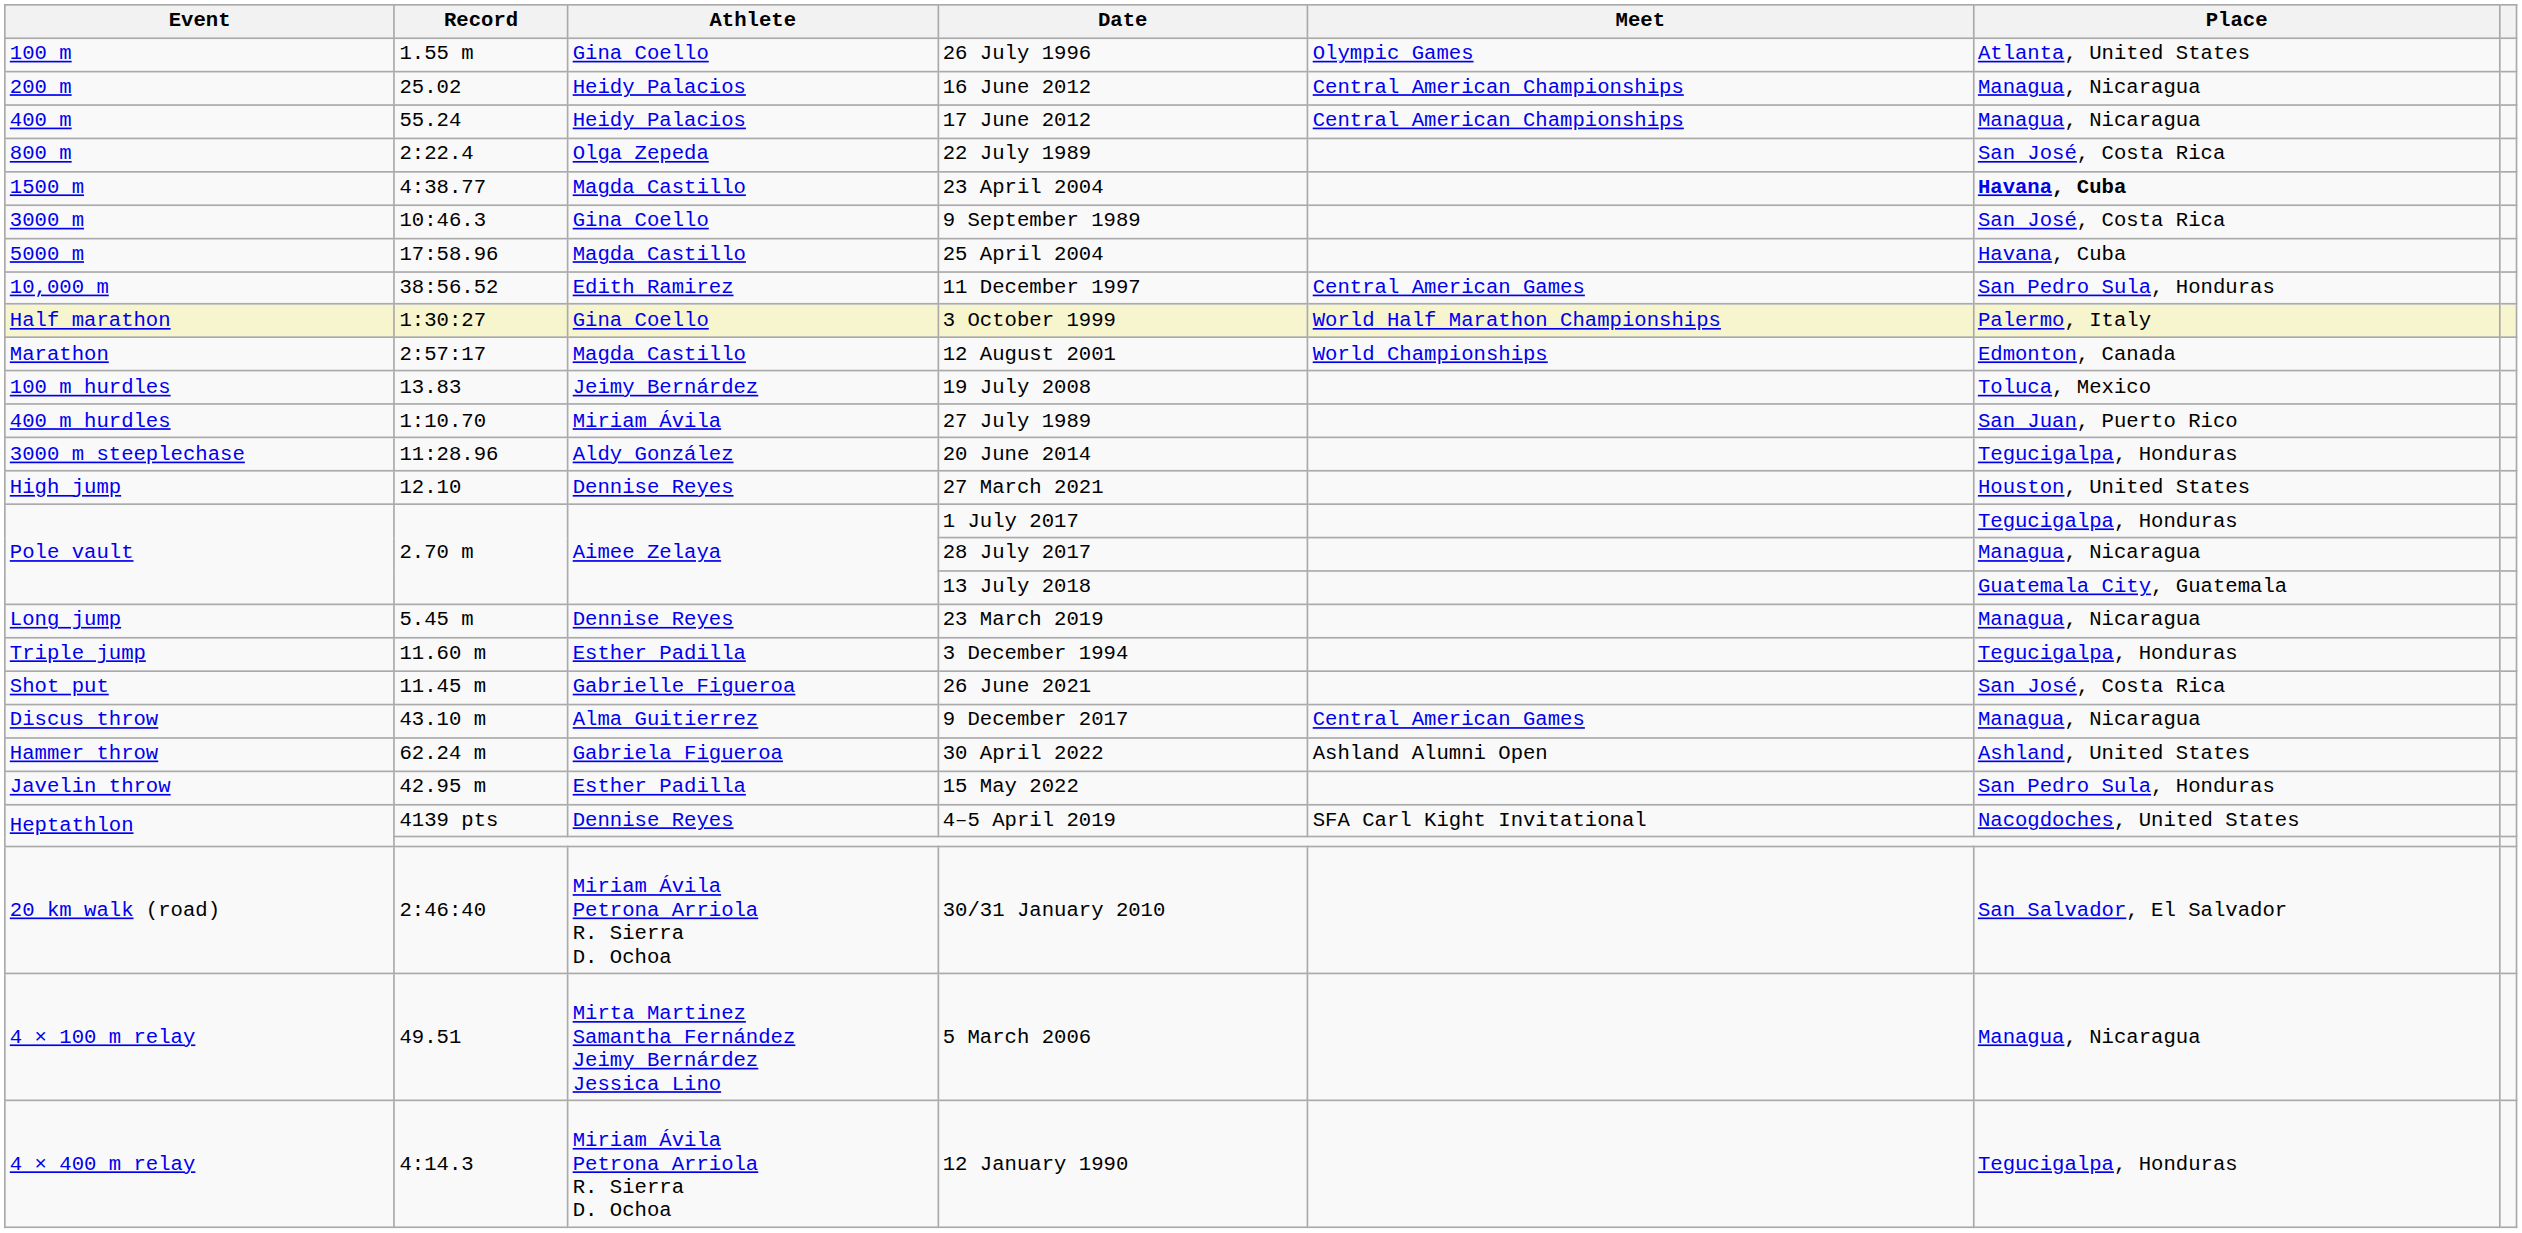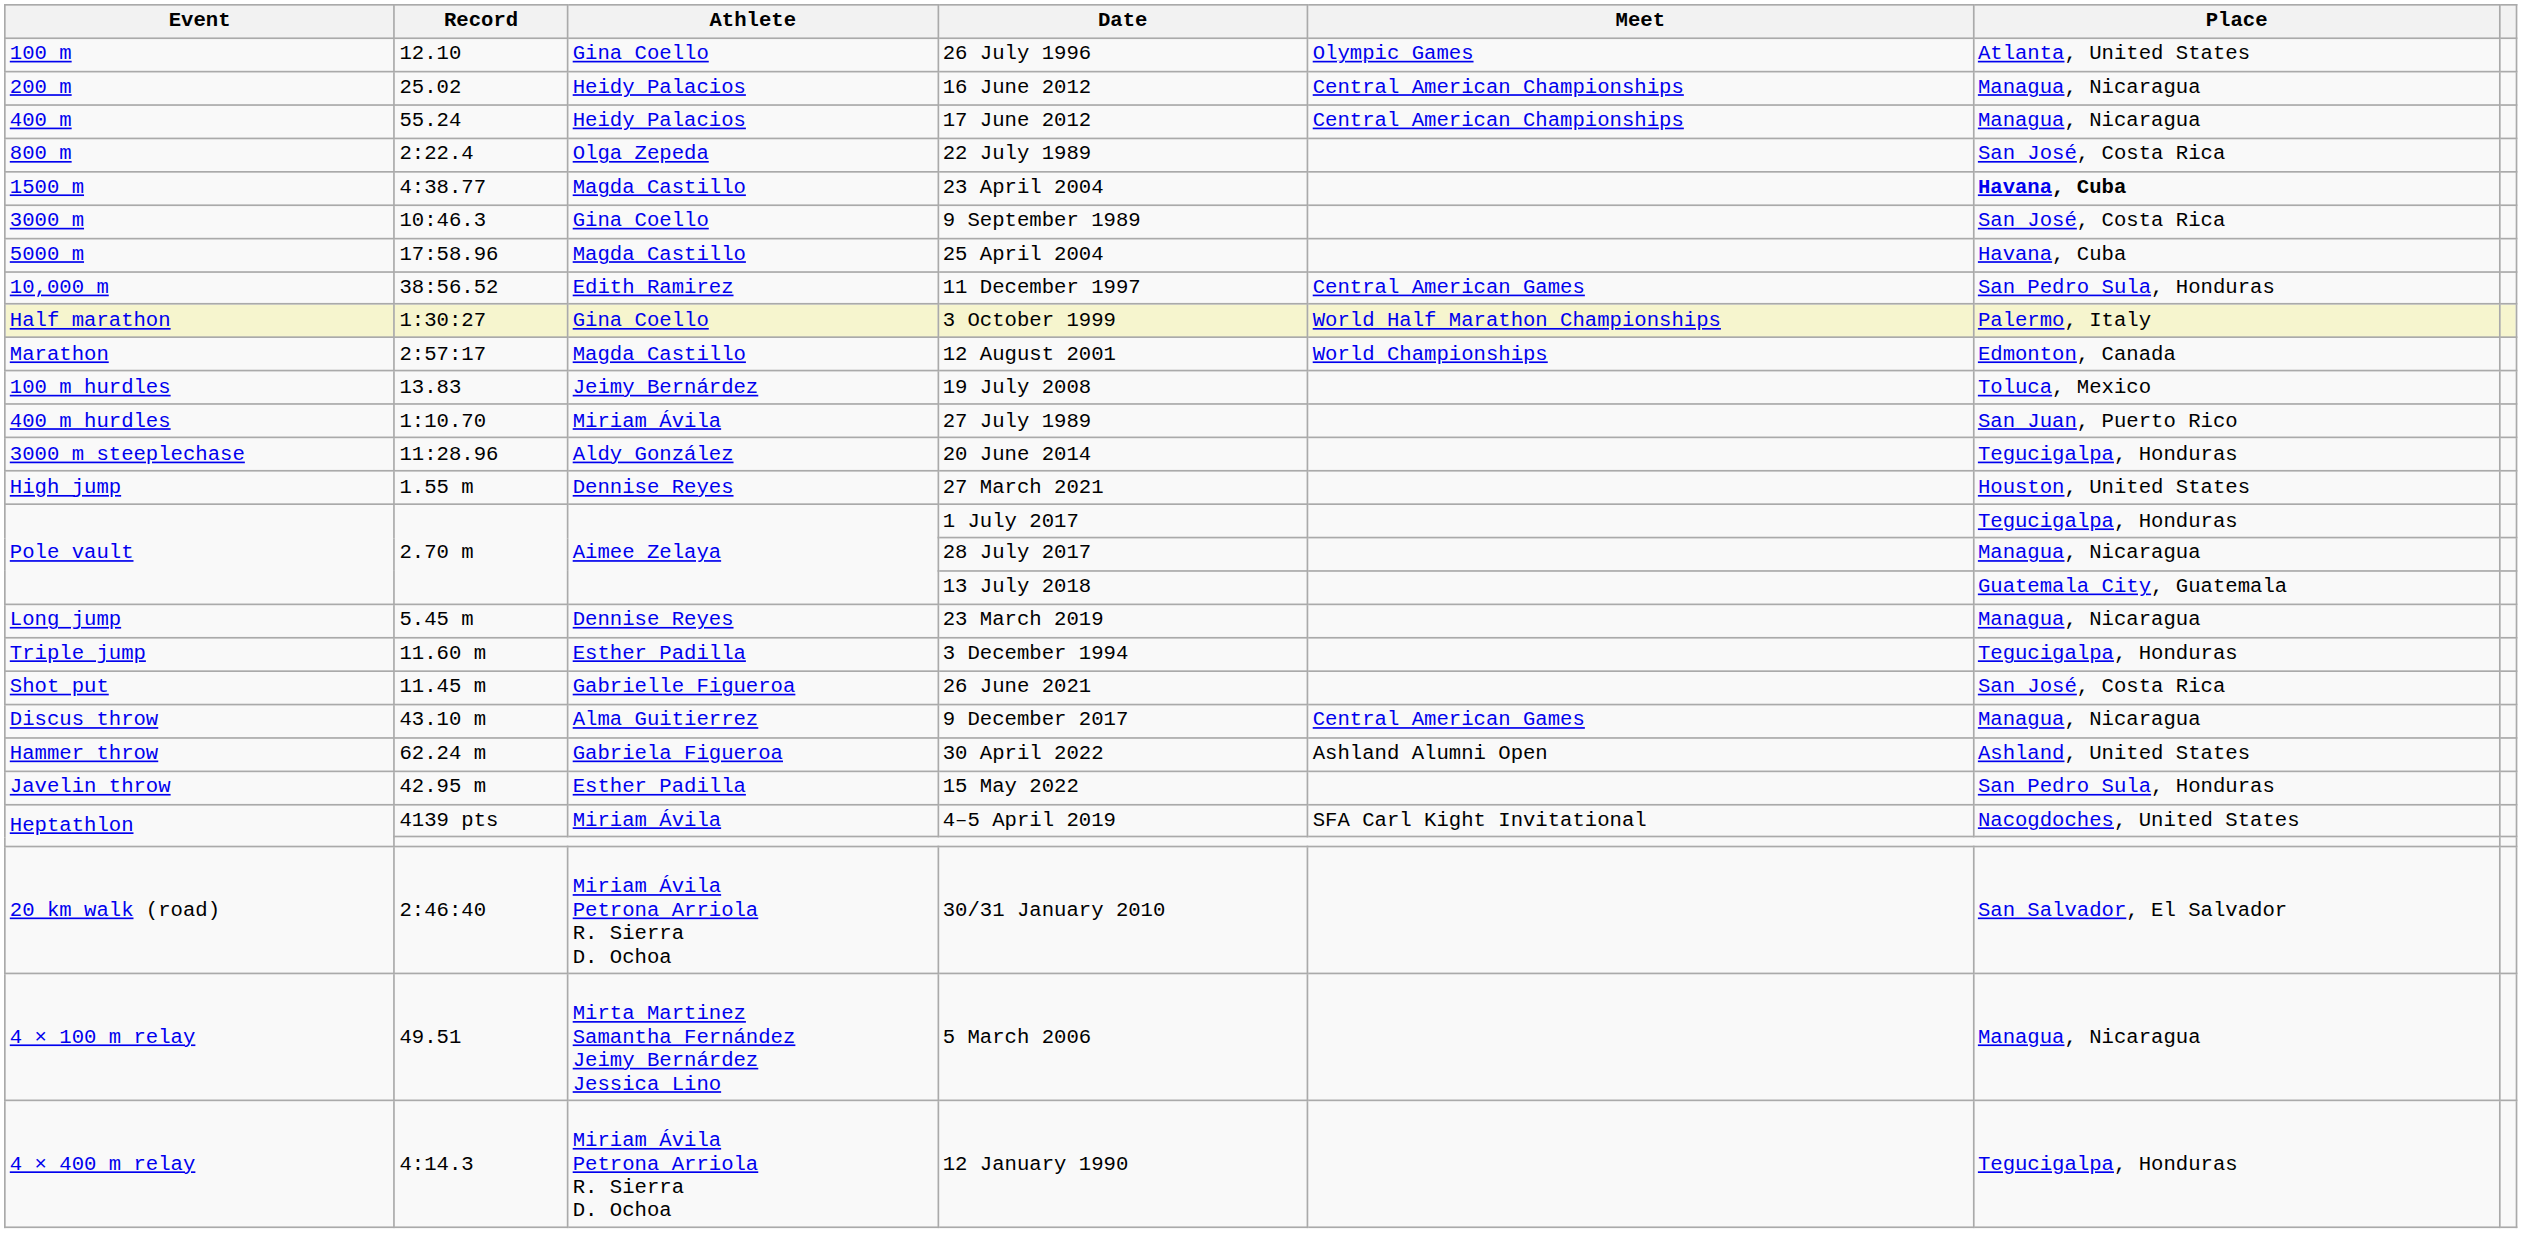(437, 55) 1.55 m -> (430, 55) 12.10
(430, 488) 12.10 -> (437, 488) 1.55 m
(653, 821) Dennise Reyes -> (647, 821) Miriam Ávila
